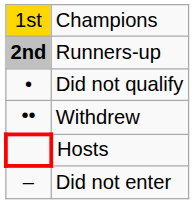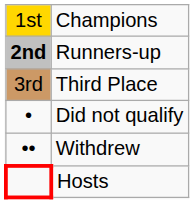+ row: (107, 84)
- row: (113, 182)
